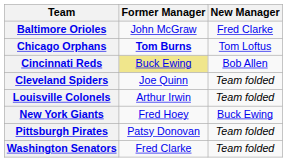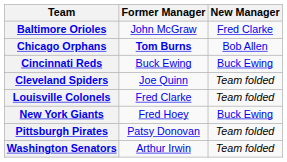(245, 47) Tom Loftus -> (245, 47) Bob Allen
(164, 64) khaki background -> (164, 64) no background
(245, 64) Bob Allen -> (245, 64) Buck Ewing
(164, 98) Arthur Irwin -> (164, 98) Fred Clarke
(164, 149) Fred Clarke -> (164, 149) Arthur Irwin
